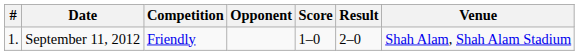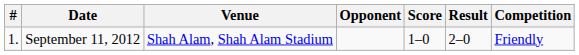columns swapped: (478, 15) <-> (185, 15)
